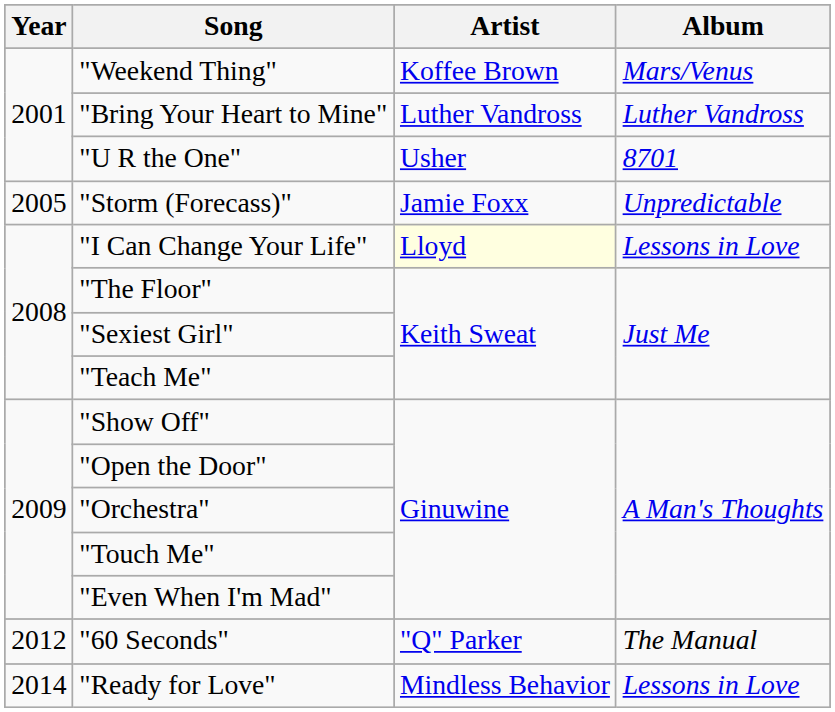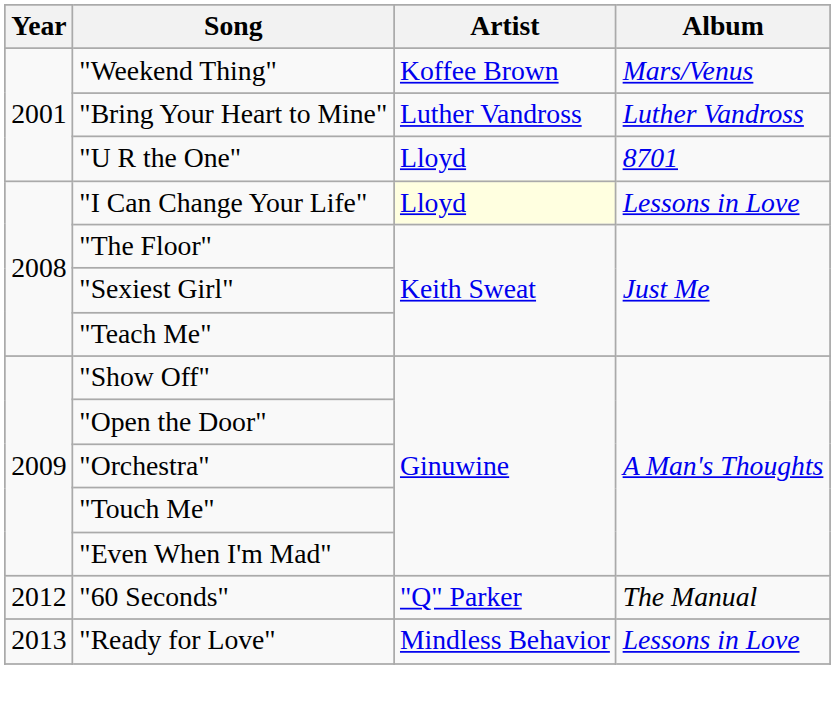(433, 158) Usher -> (433, 158) Lloyd
- row: (186, 202)
(39, 684) 2014 -> (39, 641) 2013
